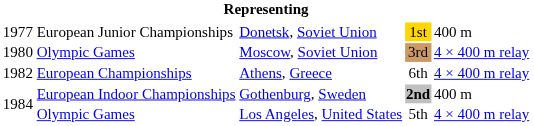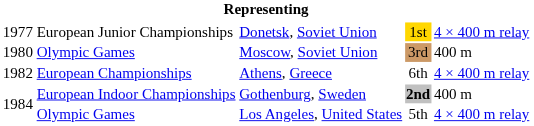(453, 31) 400 m -> (482, 31) 4 × 400 m relay
(482, 52) 4 × 400 m relay -> (453, 52) 400 m
